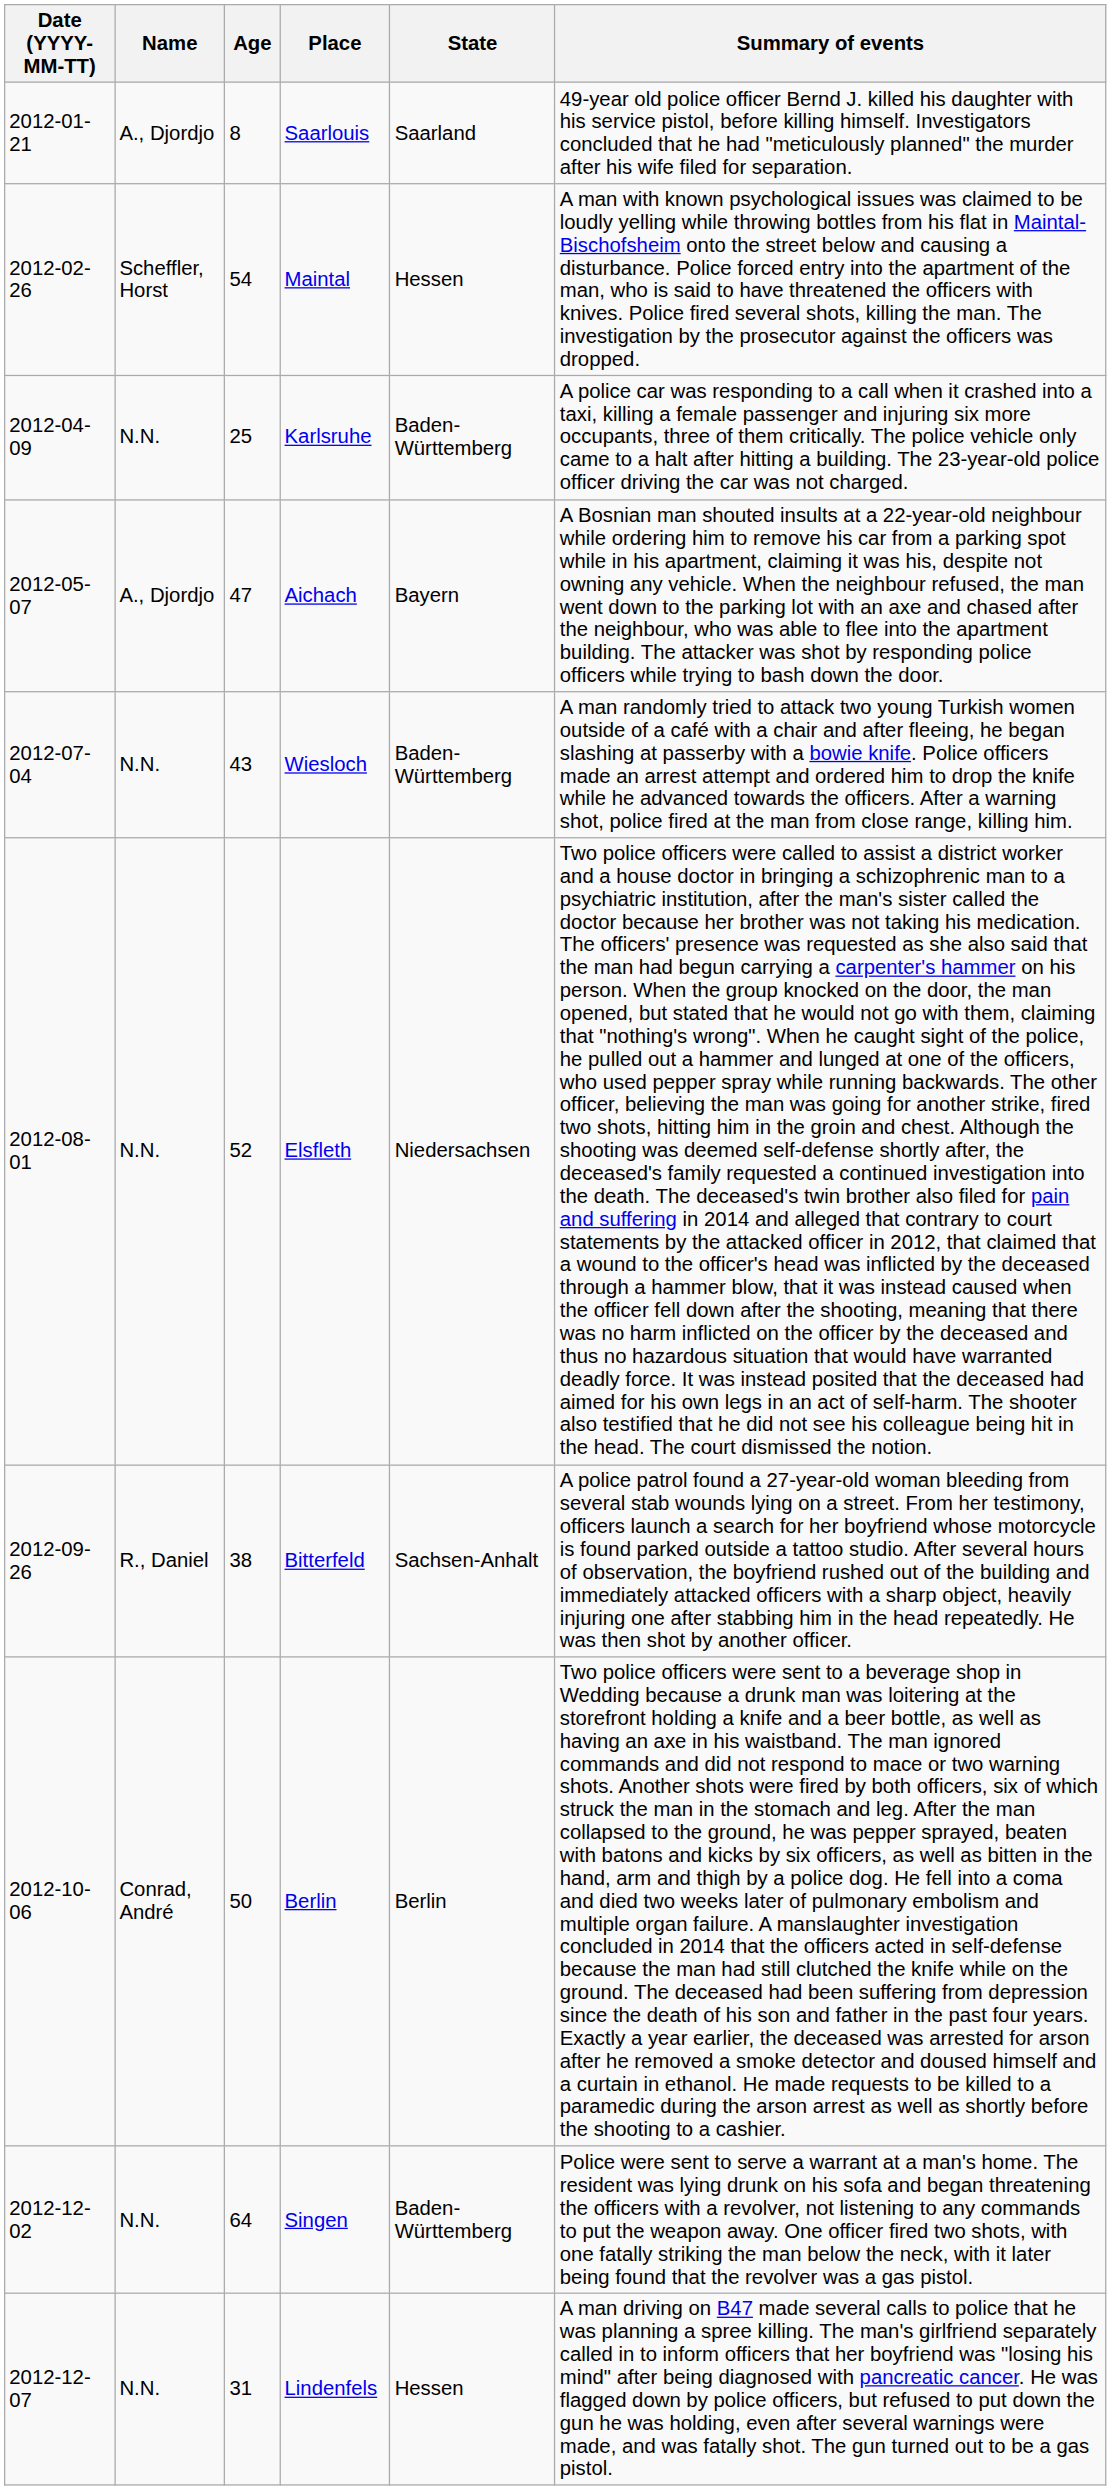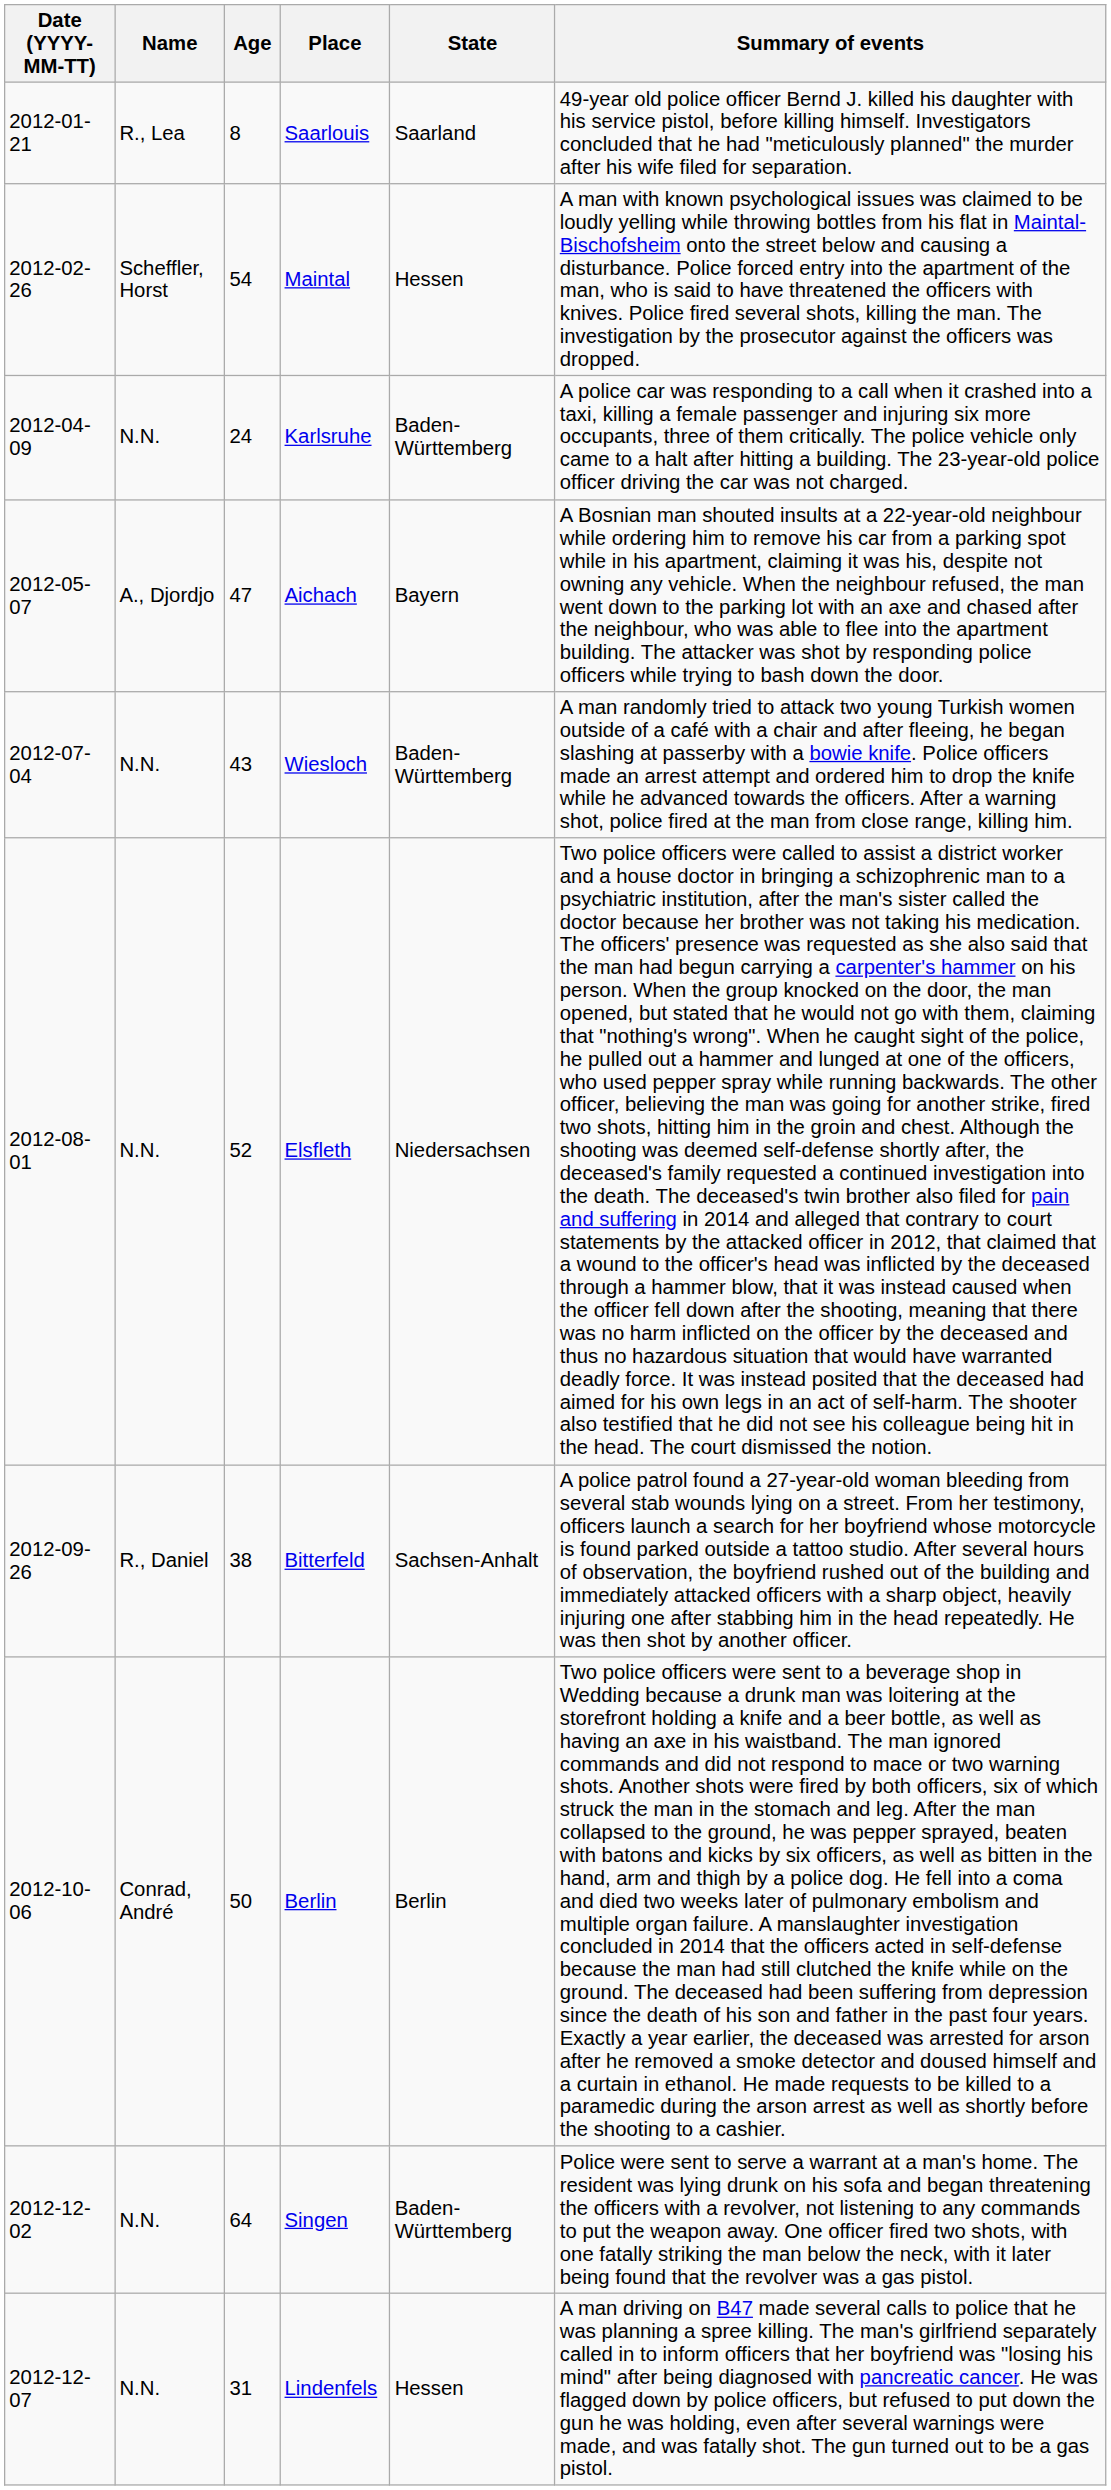(167, 132) A., Djordjo -> (152, 132) R., Lea
(241, 437) 25 -> (241, 437) 24
